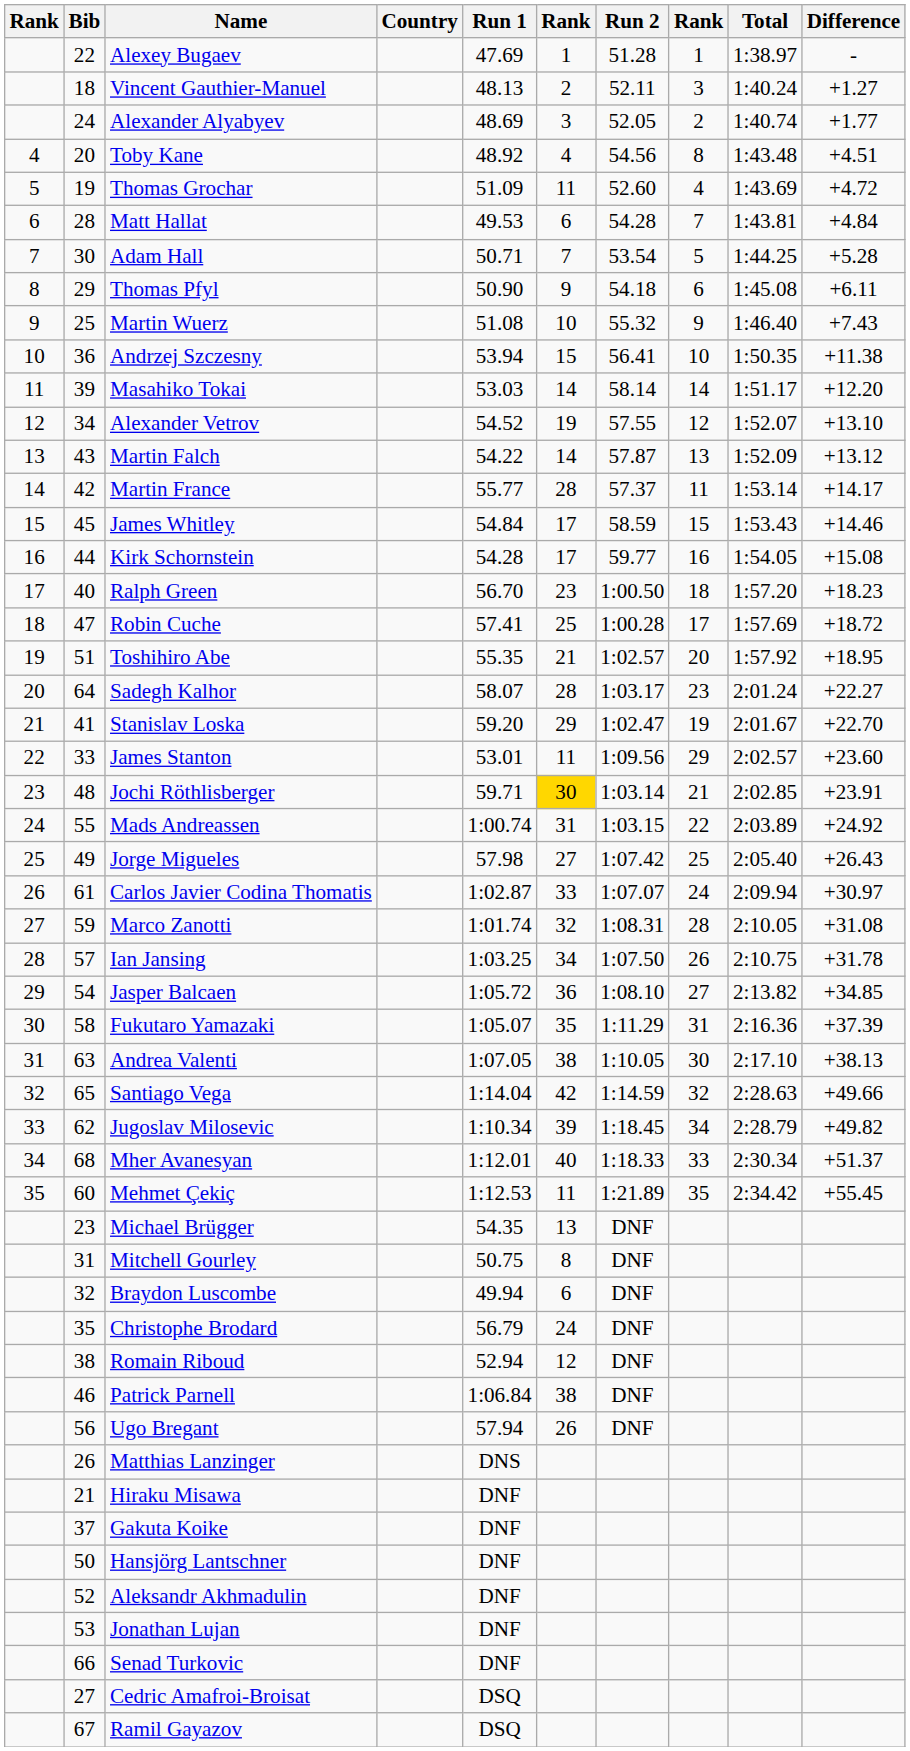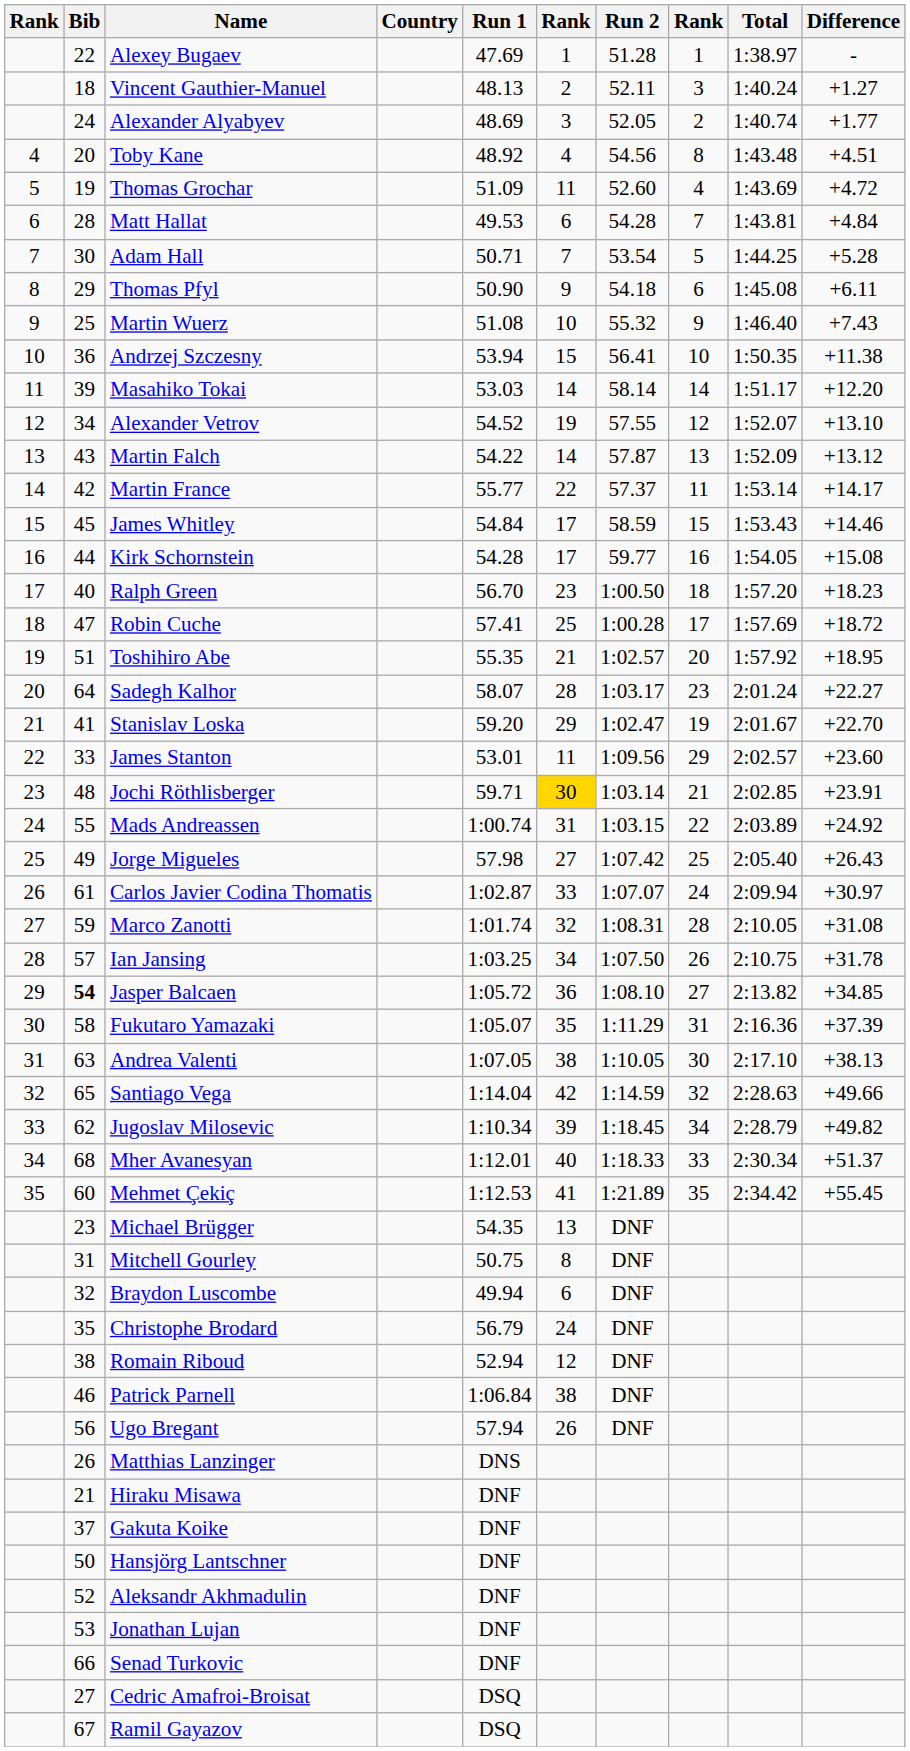(566, 490) 28 -> (566, 490) 22
(84, 992) normal -> (84, 992) bold
(566, 1193) 11 -> (566, 1193) 41
